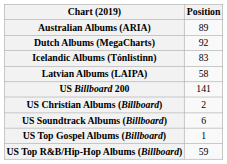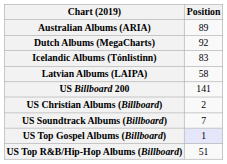(204, 120) 6 -> (204, 120) 7
(204, 136) no background -> (204, 136) lavender background
(204, 151) 59 -> (204, 151) 51
